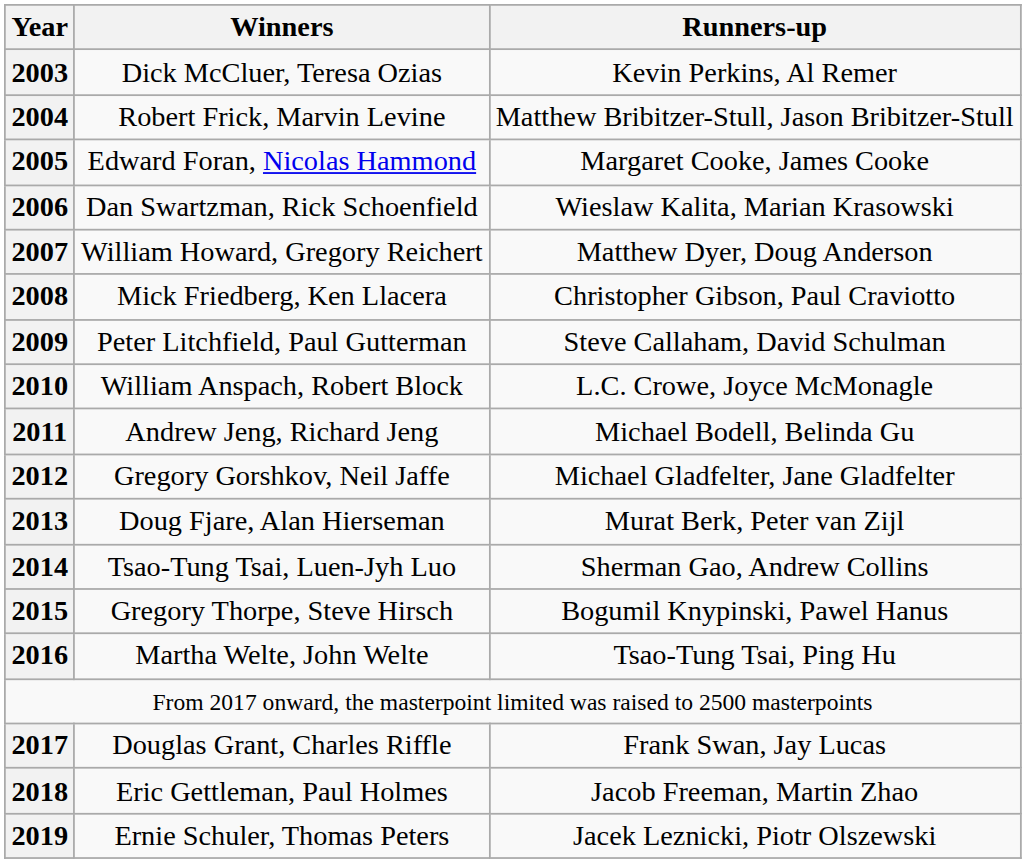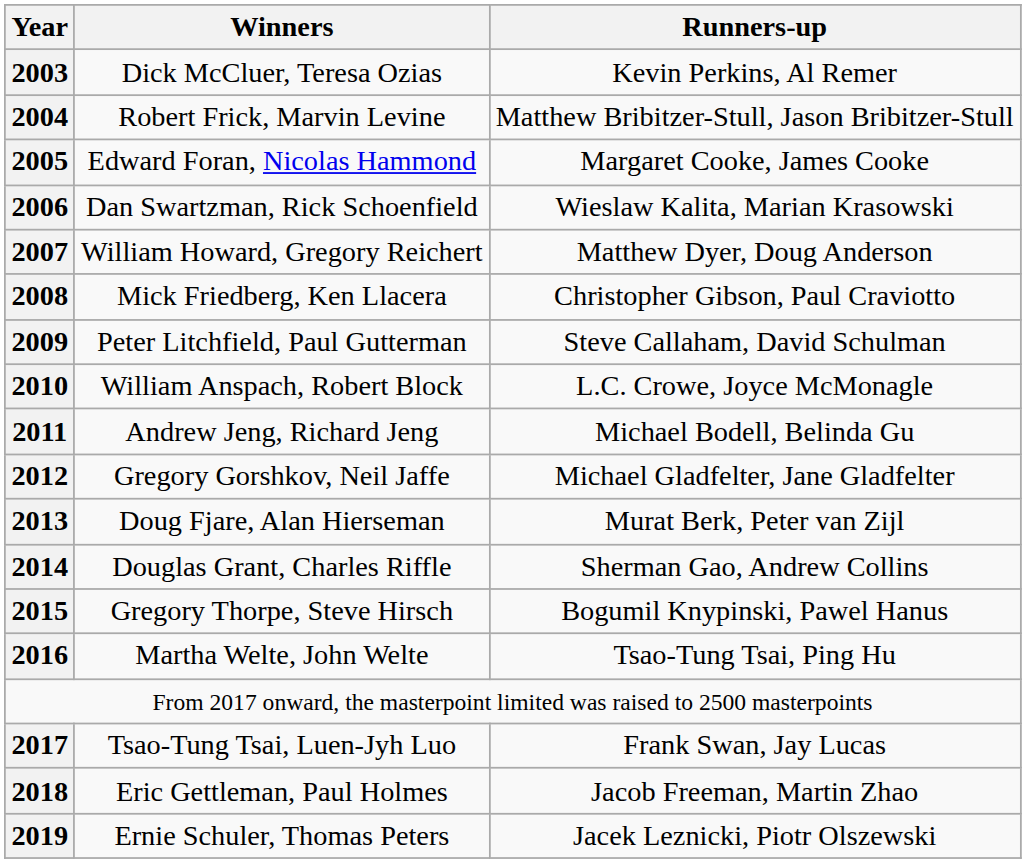(282, 565) Tsao-Tung Tsai, Luen-Jyh Luo -> (282, 565) Douglas Grant, Charles Riffle
(282, 745) Douglas Grant, Charles Riffle -> (282, 745) Tsao-Tung Tsai, Luen-Jyh Luo
